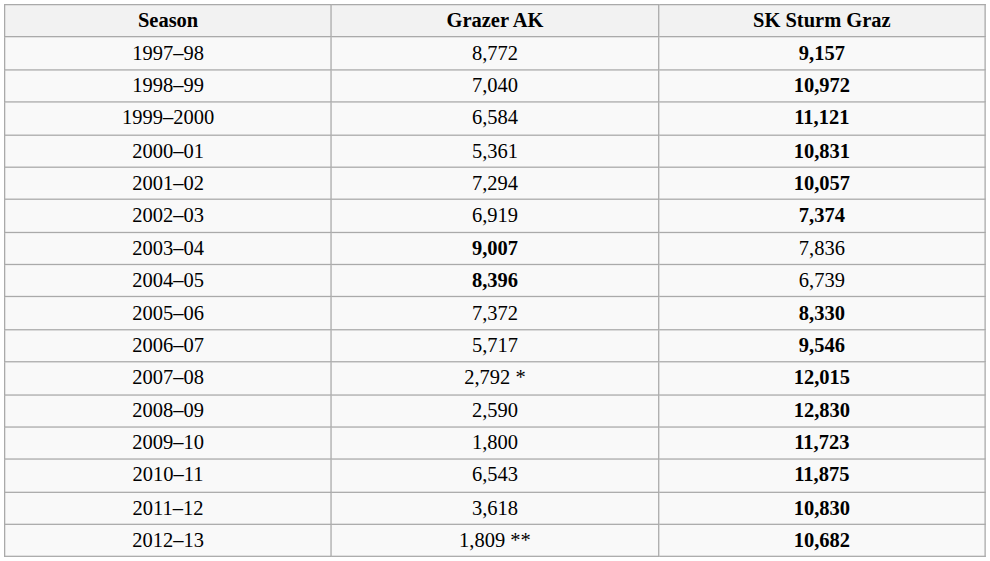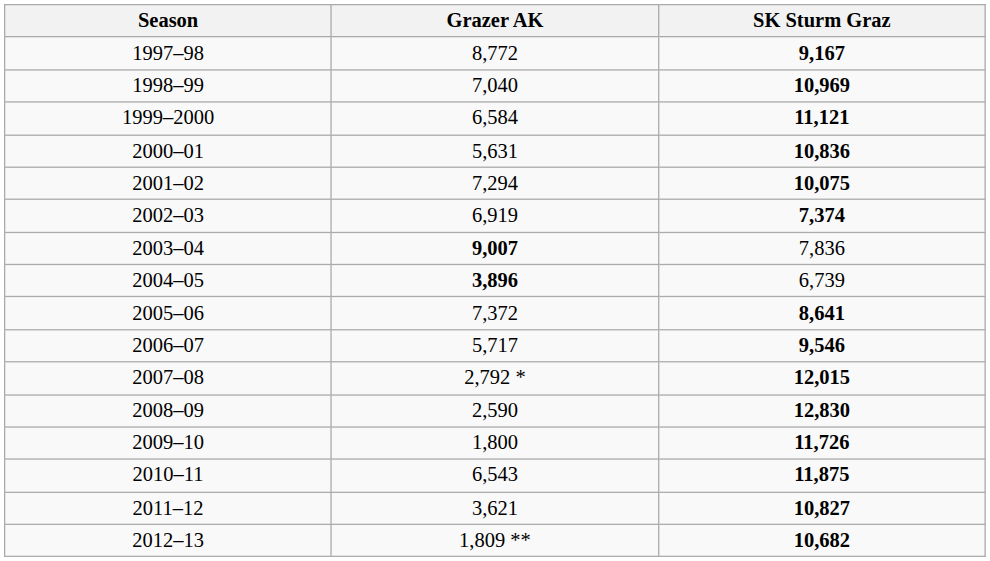(822, 53) 9,157 -> (822, 53) 9,167
(822, 85) 10,972 -> (822, 85) 10,969
(495, 150) 5,361 -> (495, 150) 5,631
(822, 150) 10,831 -> (822, 150) 10,836
(822, 183) 10,057 -> (822, 183) 10,075
(495, 280) 8,396 -> (495, 280) 3,896
(822, 313) 8,330 -> (822, 313) 8,641
(822, 442) 11,723 -> (822, 442) 11,726
(495, 507) 3,618 -> (495, 507) 3,621
(822, 507) 10,830 -> (822, 507) 10,827
